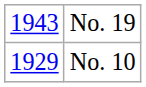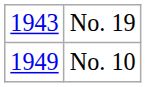(34, 61) 1929 -> (34, 61) 1949
